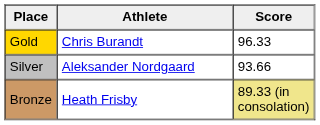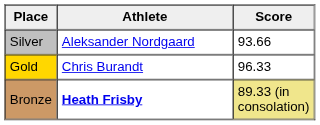rows swapped: (24, 42) <-> (26, 67)
(99, 99) normal -> (102, 99) bold
